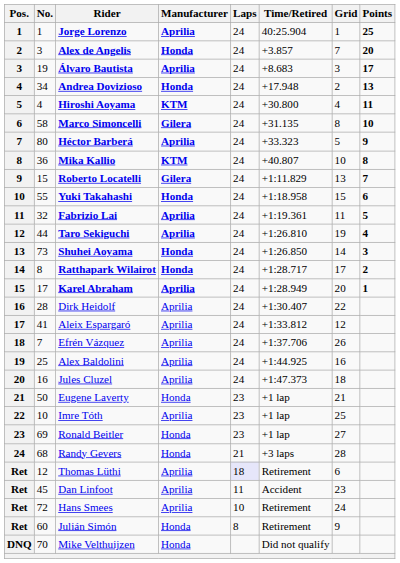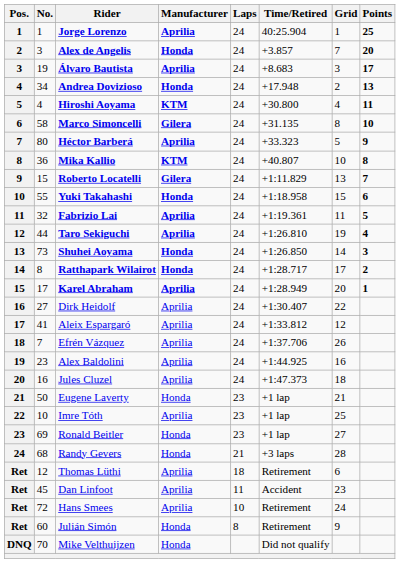(42, 306) 28 -> (42, 306) 27
(42, 361) 25 -> (42, 361) 23
(239, 471) lavender background -> (239, 471) no background
